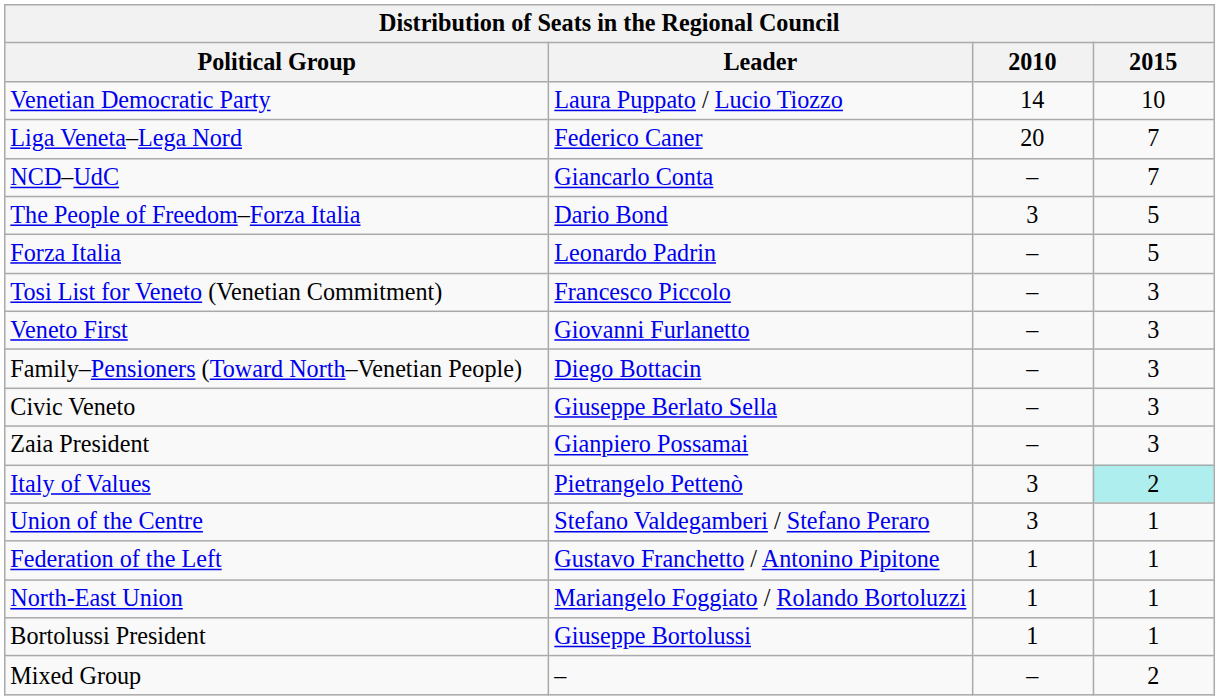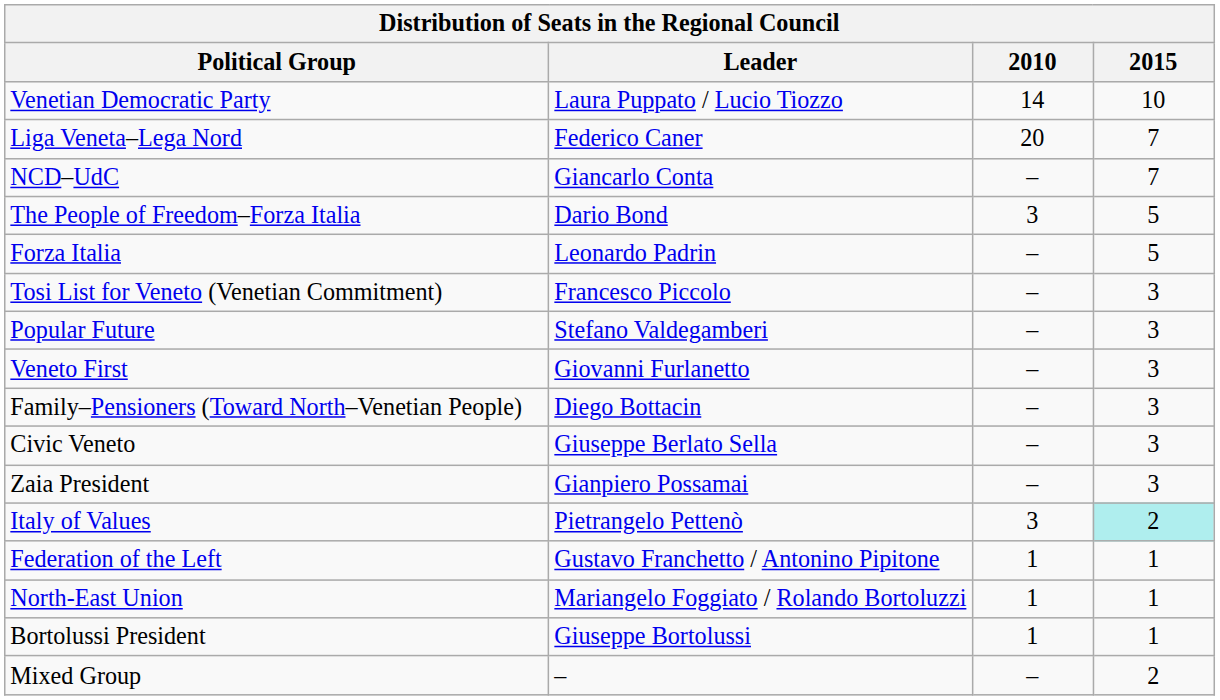+ row: (82, 330)
- row: (107, 521)
